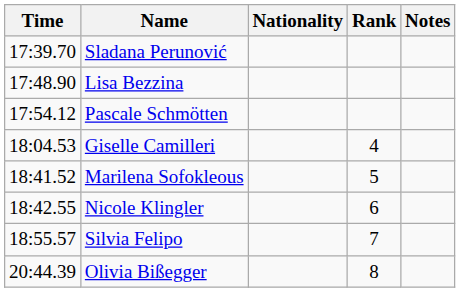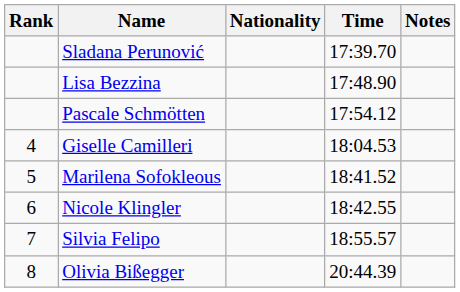columns swapped: (374, 20) <-> (43, 20)
